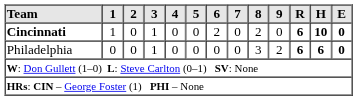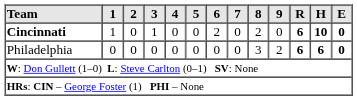(154, 50) 1 -> (154, 50) 0
